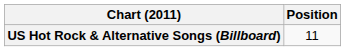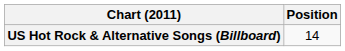(312, 35) 11 -> (312, 35) 14
